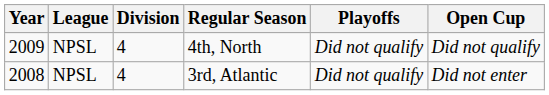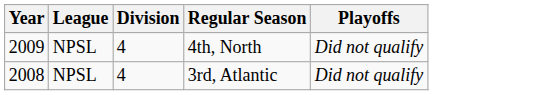- column: (486, 18)
